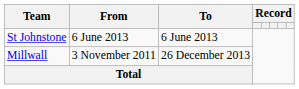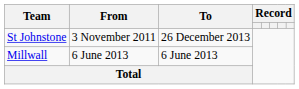(100, 37) 6 June 2013 -> (114, 37) 3 November 2011
(189, 37) 6 June 2013 -> (206, 37) 26 December 2013
(114, 56) 3 November 2011 -> (100, 56) 6 June 2013
(206, 56) 26 December 2013 -> (189, 56) 6 June 2013
